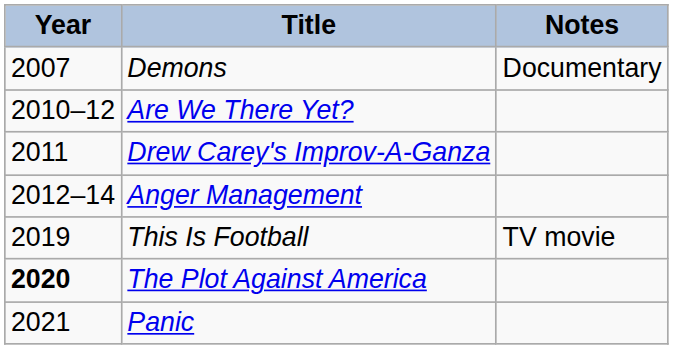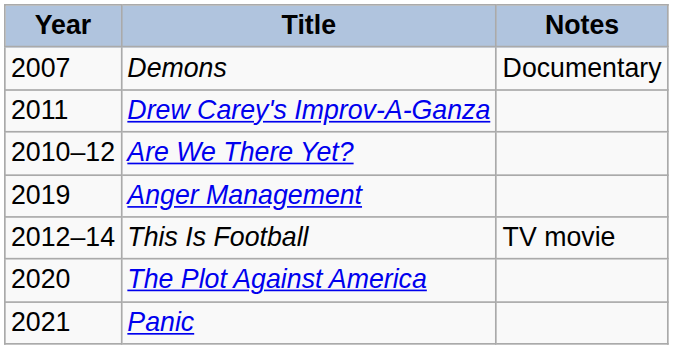rows swapped: (309, 152) <-> (240, 110)
(63, 195) 2012–14 -> (41, 195) 2019
(41, 237) 2019 -> (63, 237) 2012–14
(41, 279) bold -> (41, 279) normal
